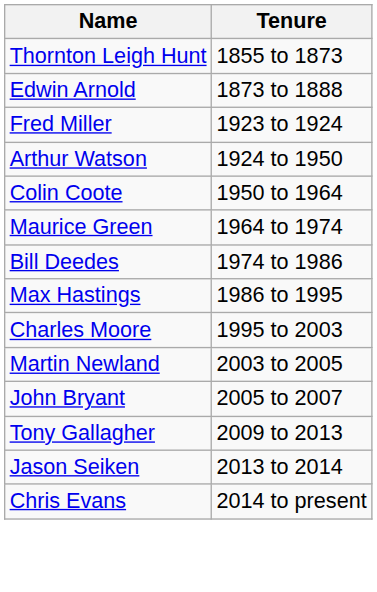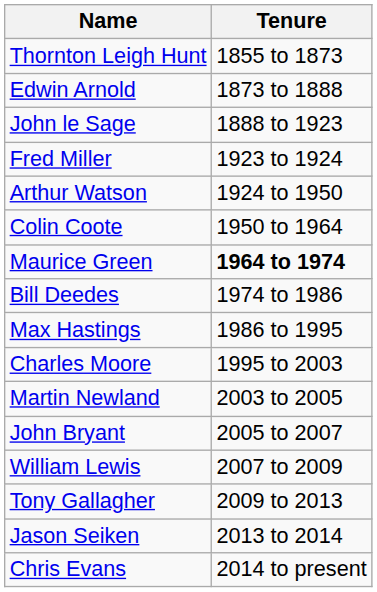+ row: (73, 124)
(280, 227) normal -> (281, 261) bold
+ row: (75, 466)
